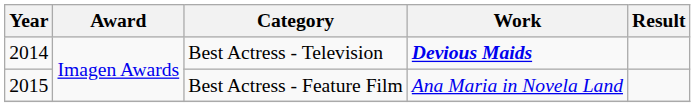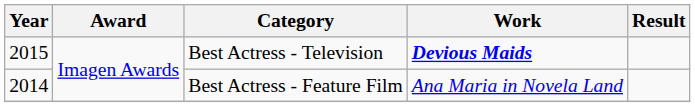(29, 53) 2014 -> (29, 53) 2015
(29, 85) 2015 -> (29, 85) 2014
